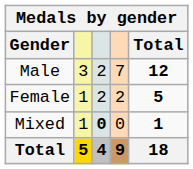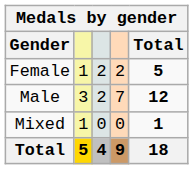rows swapped: (40, 72) <-> (40, 98)
(102, 125) bold -> (102, 125) normal
